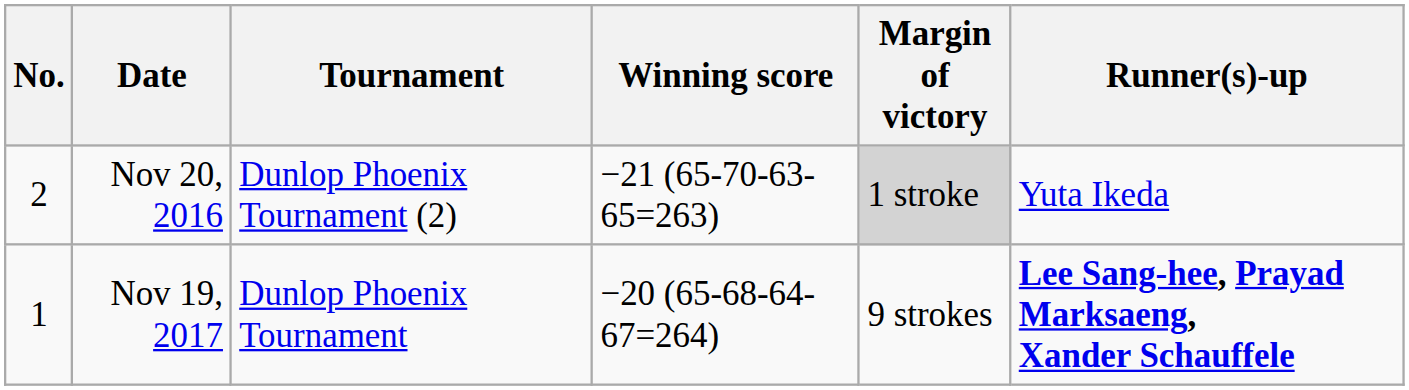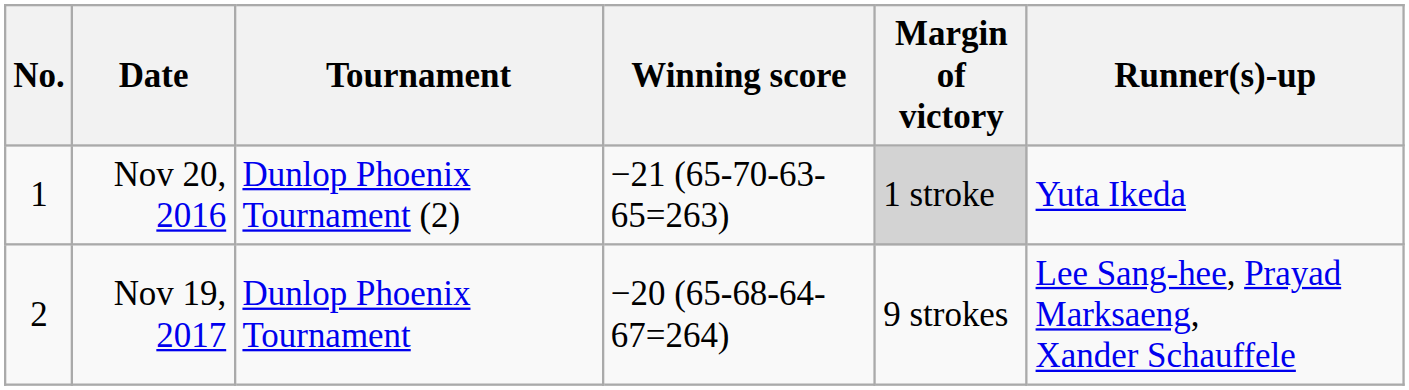(39, 194) 2 -> (39, 194) 1
(39, 314) 1 -> (39, 314) 2
(1181, 314) bold -> (1188, 314) normal
